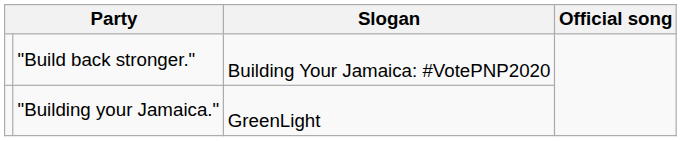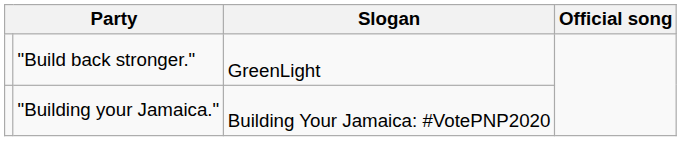(389, 70) Building Your Jamaica: #VotePNP2020 -> (274, 70) GreenLight
(274, 120) GreenLight -> (389, 120) Building Your Jamaica: #VotePNP2020
